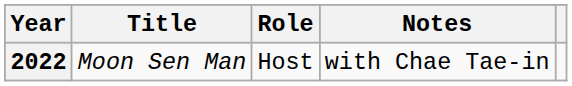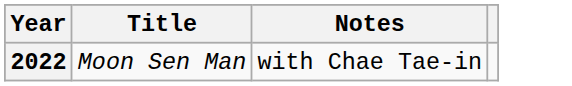- column: (286, 24)
